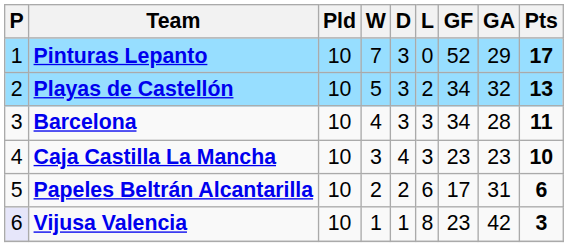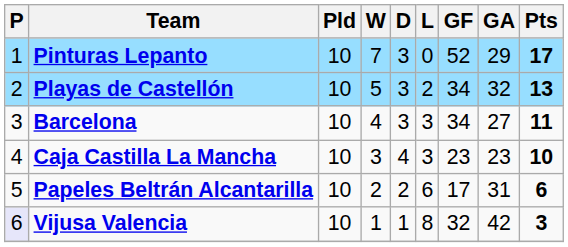(499, 122) 28 -> (499, 122) 27
(458, 223) 23 -> (458, 223) 32
